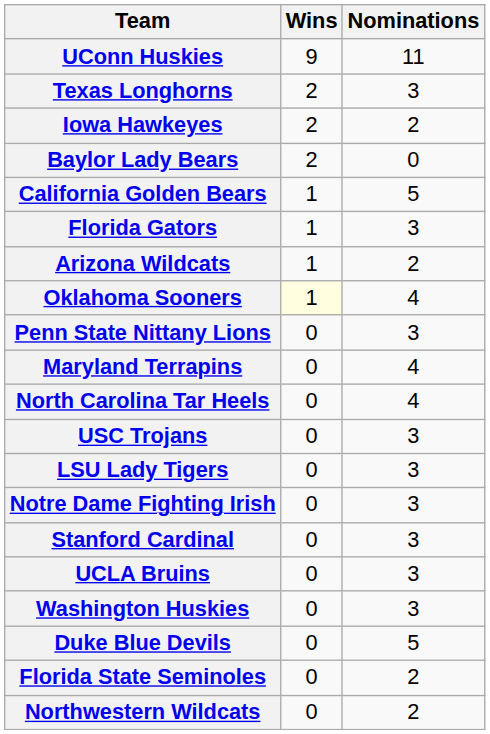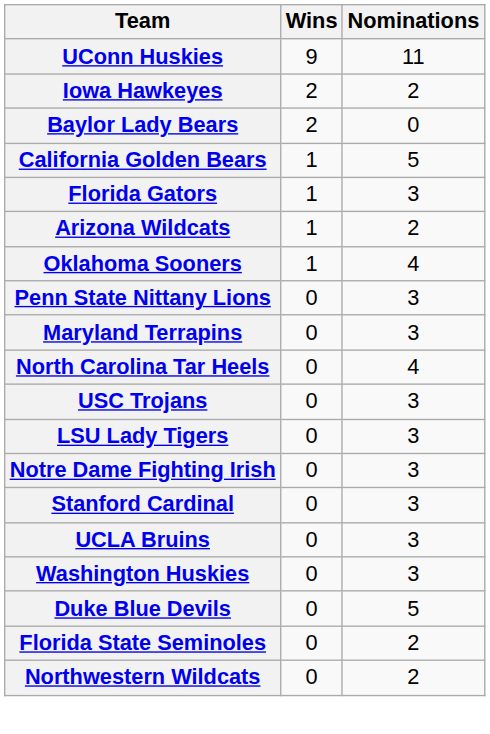- row: (143, 90)
(312, 297) lightyellow background -> (312, 263) no background
(413, 366) 4 -> (413, 332) 3
